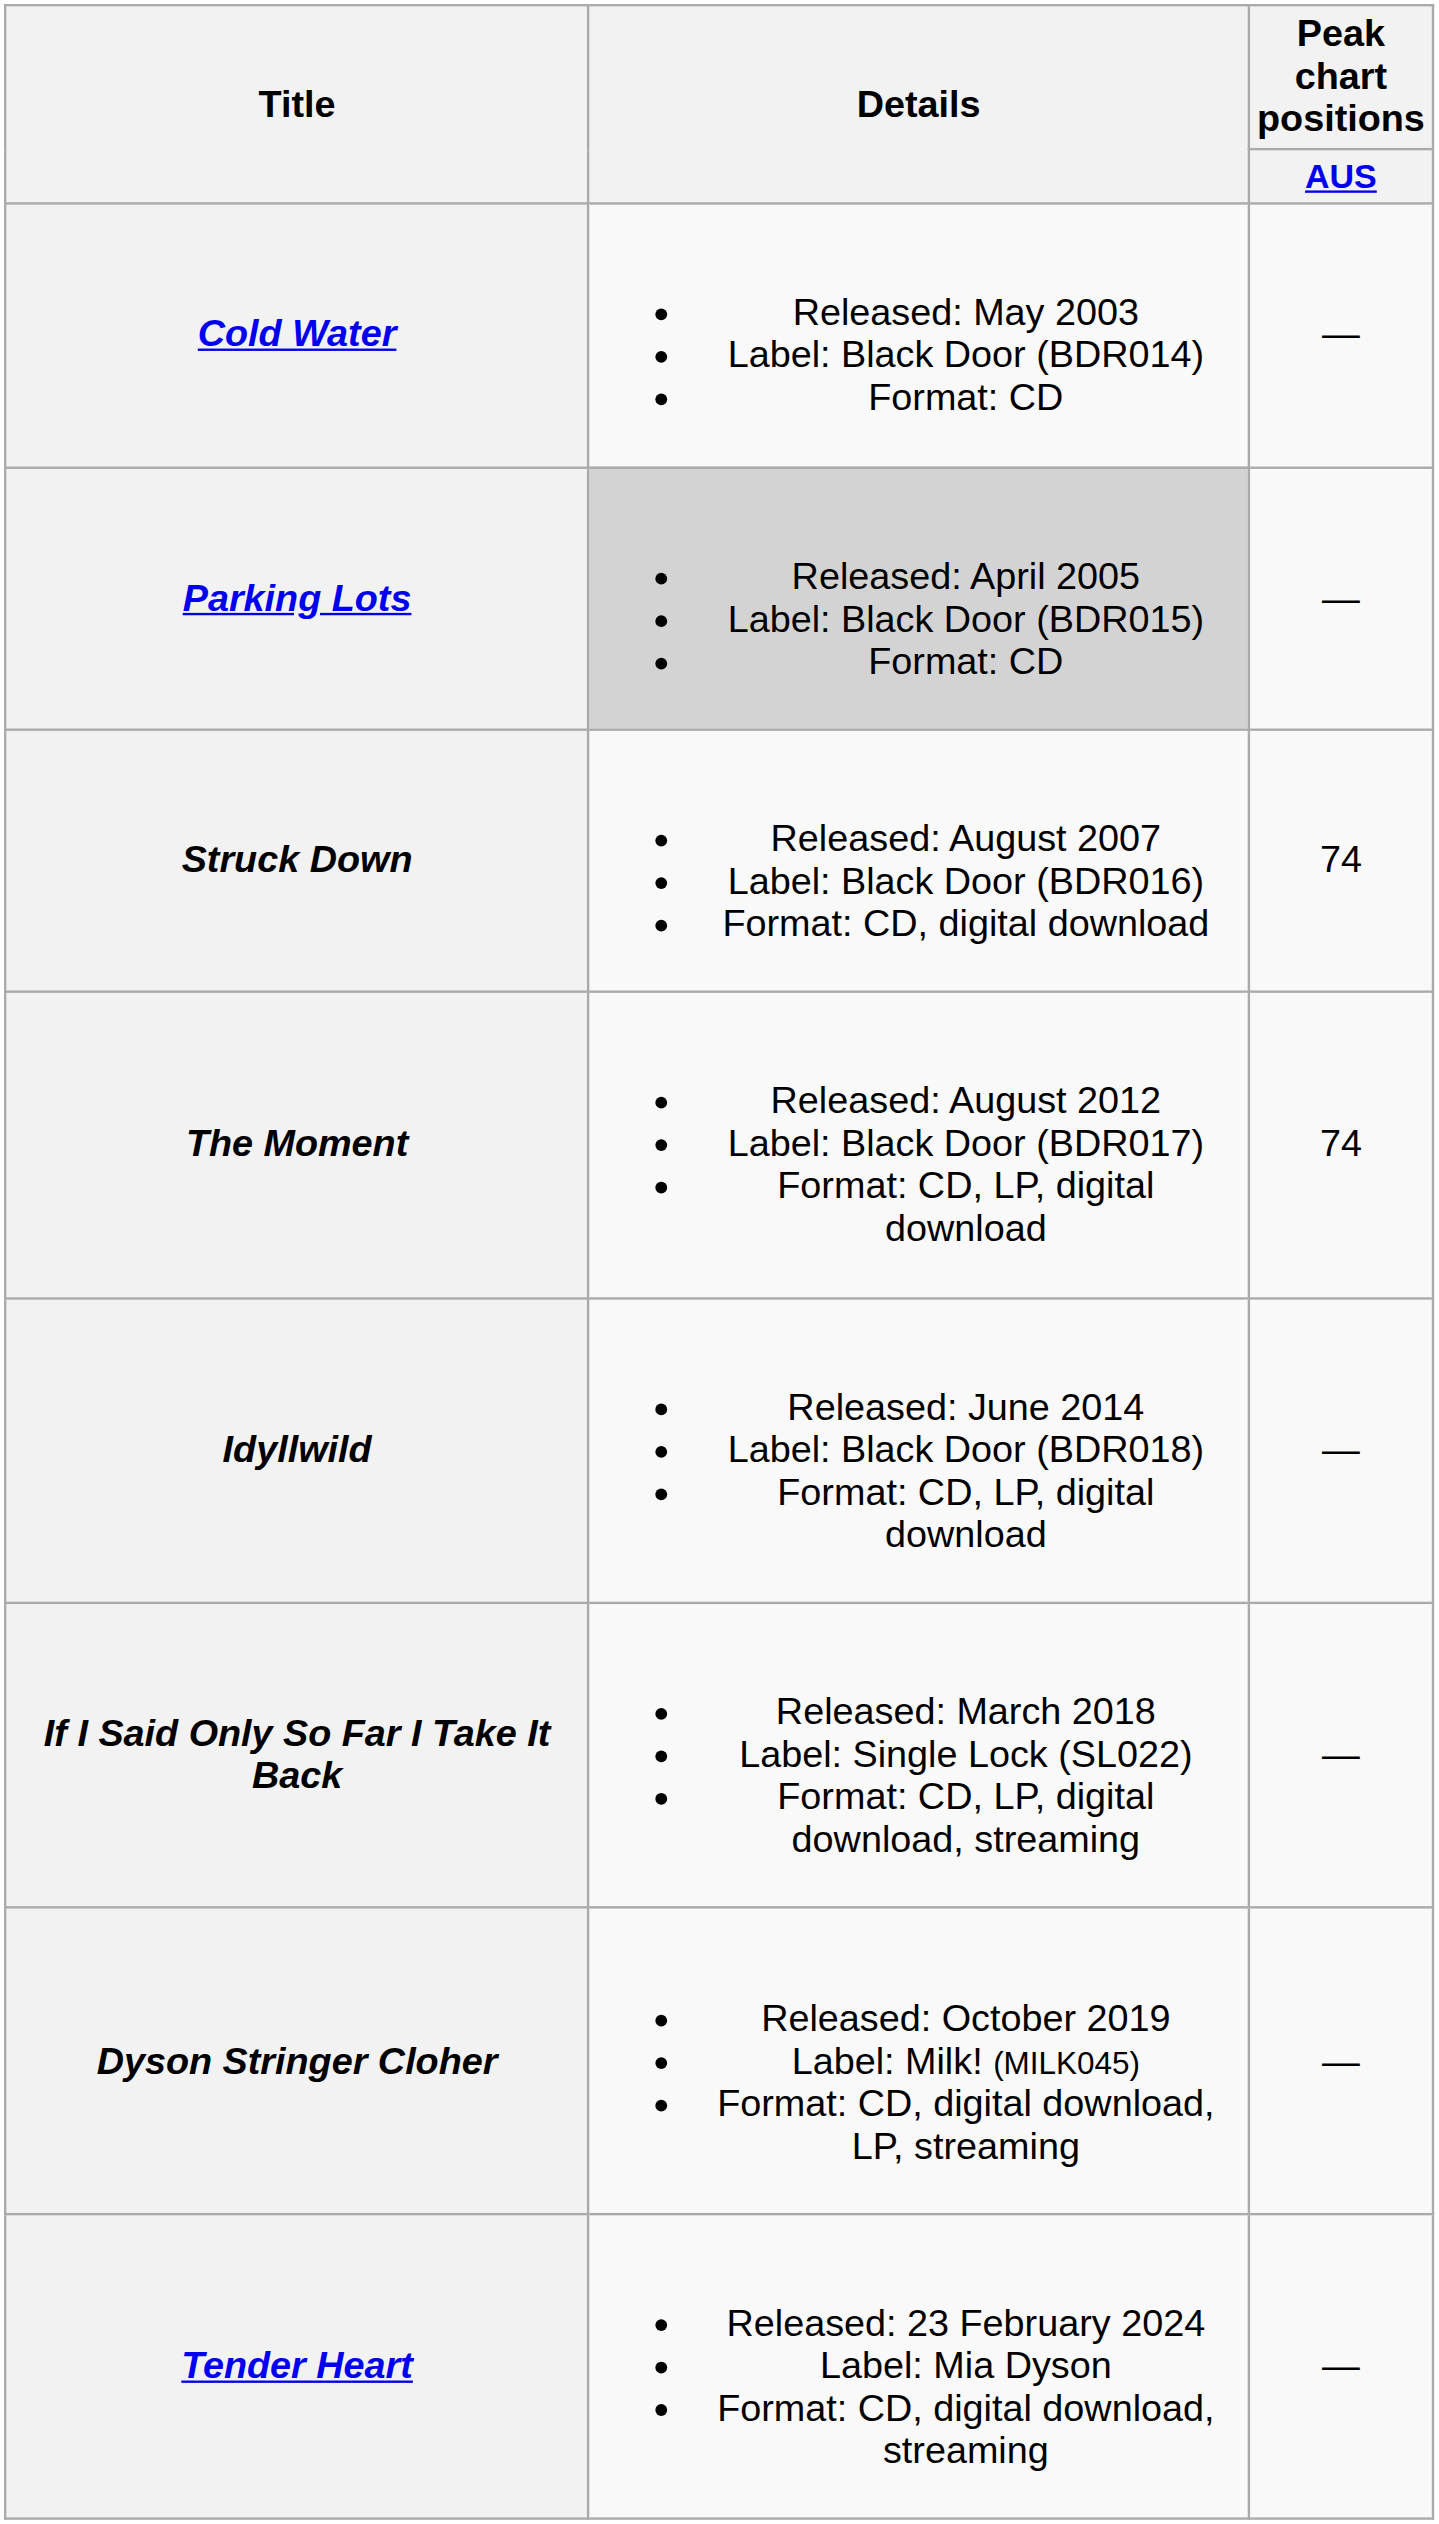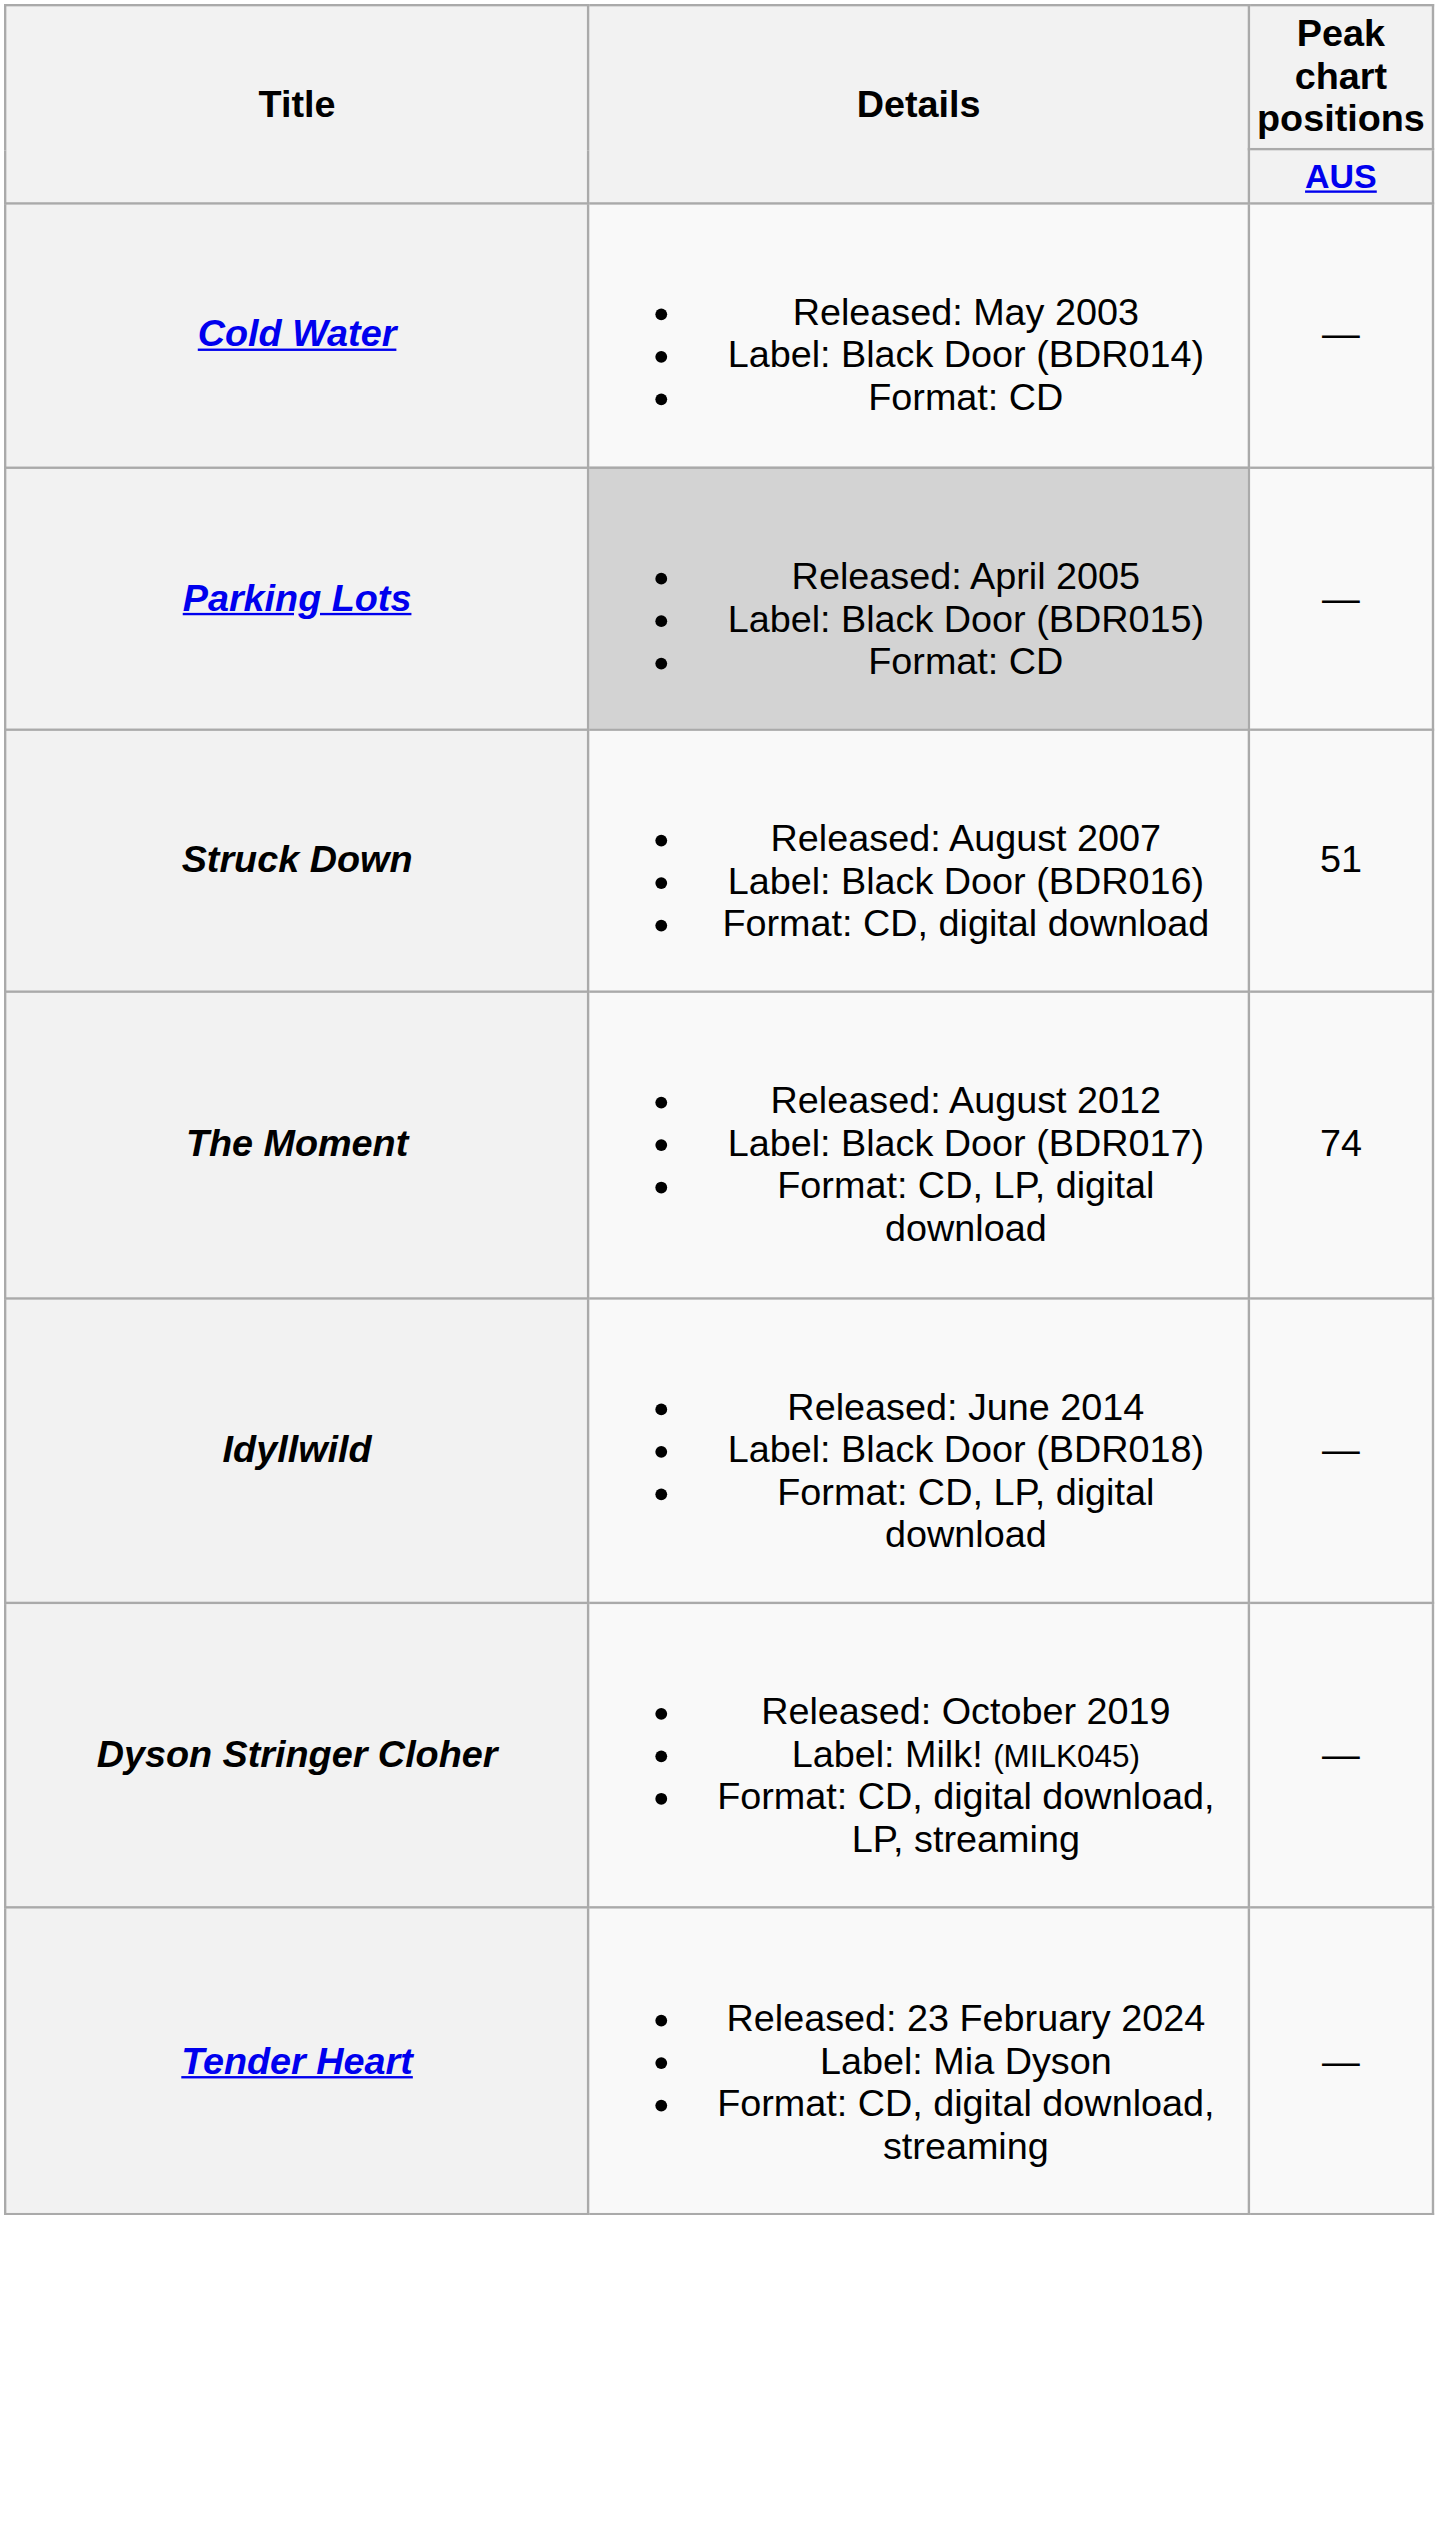(1341, 860) 74 -> (1341, 860) 51
- row: (297, 1754)
